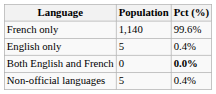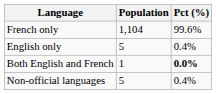(131, 30) 1,140 -> (131, 30) 1,104
(121, 64) 0 -> (121, 64) 1
